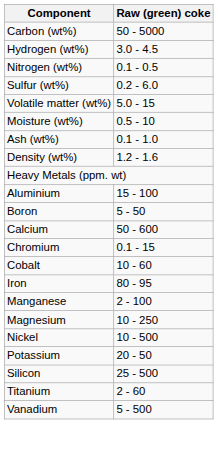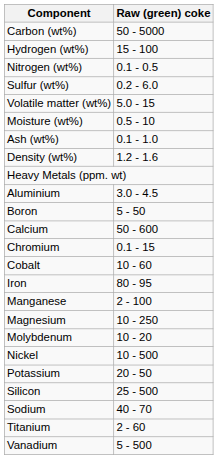(137, 49) 3.0 - 4.5 -> (137, 49) 15 - 100
(137, 193) 15 - 100 -> (137, 193) 3.0 - 4.5
+ row: (39, 337)
+ row: (26, 409)
